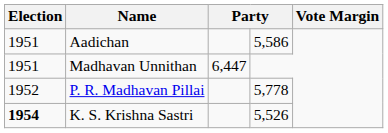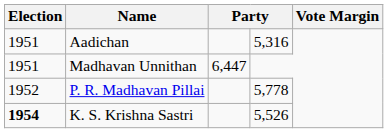(271, 41) 5,586 -> (271, 41) 5,316
